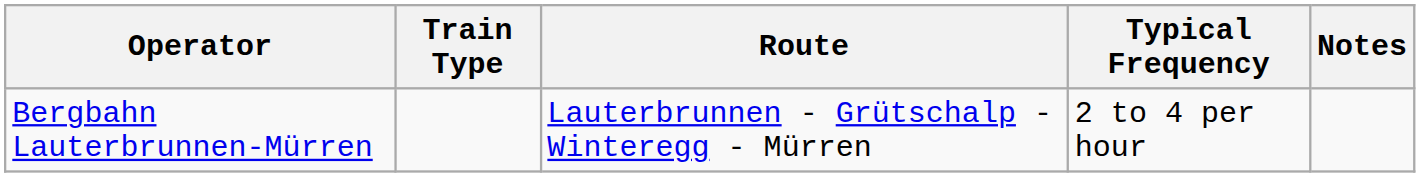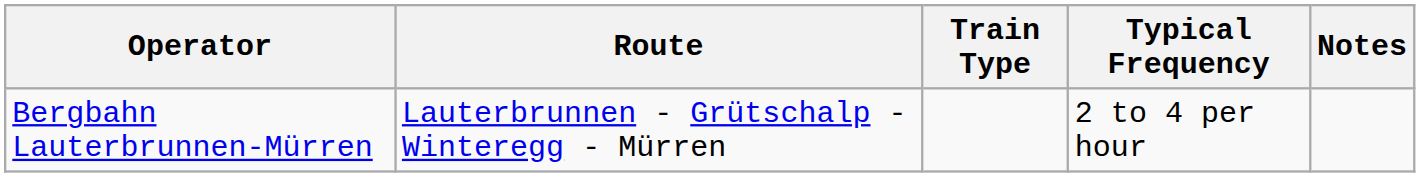columns swapped: (467, 47) <-> (804, 47)
